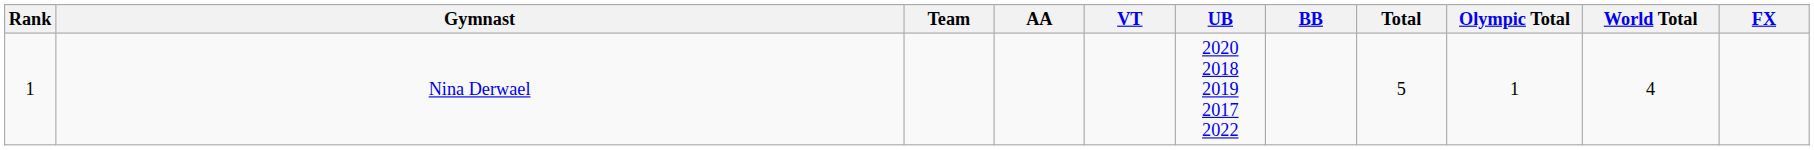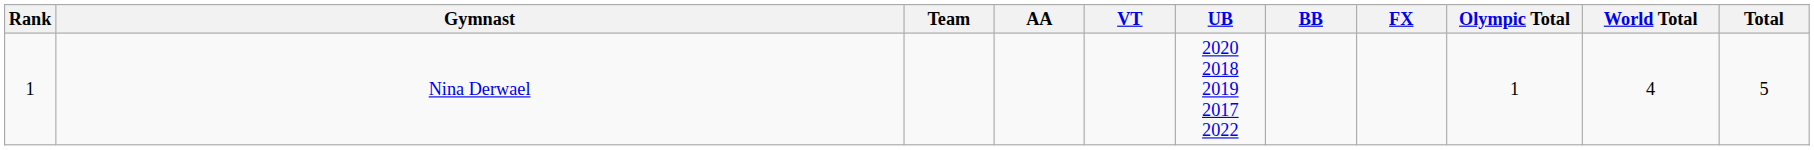columns swapped: (1764, 18) <-> (1401, 18)
